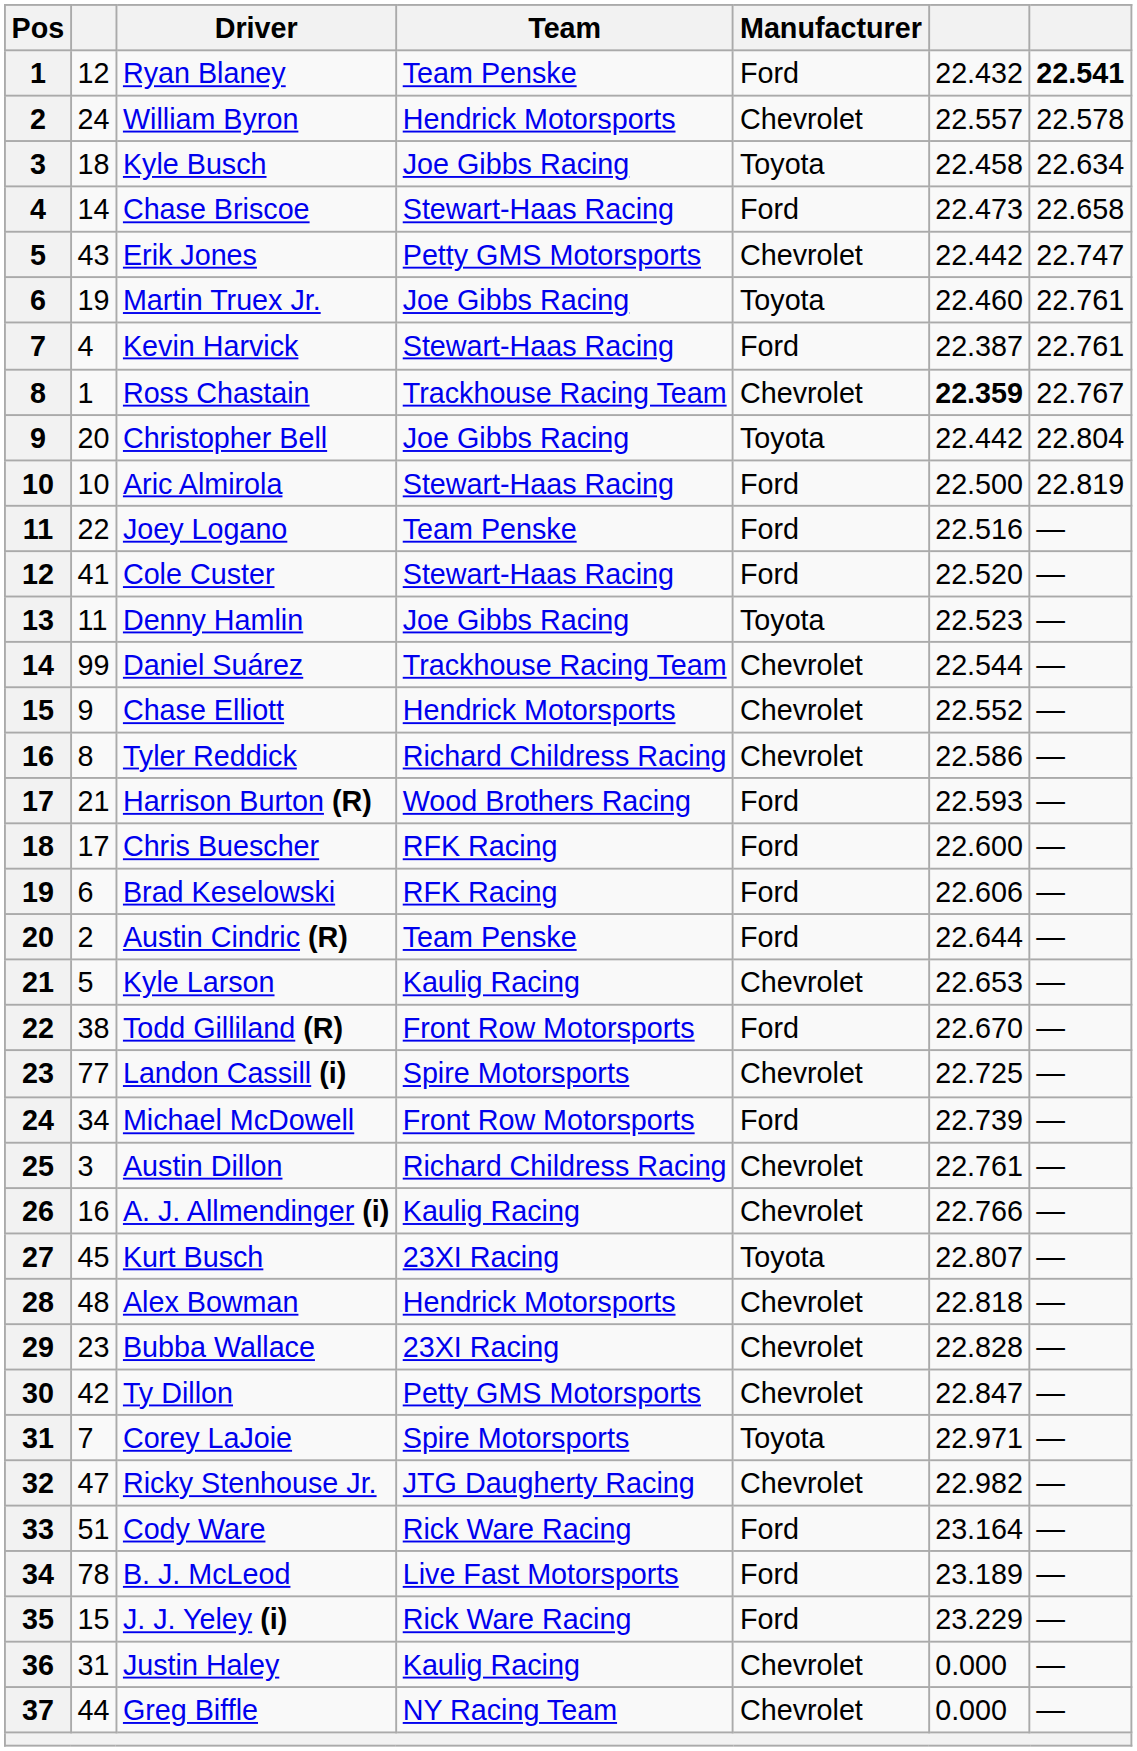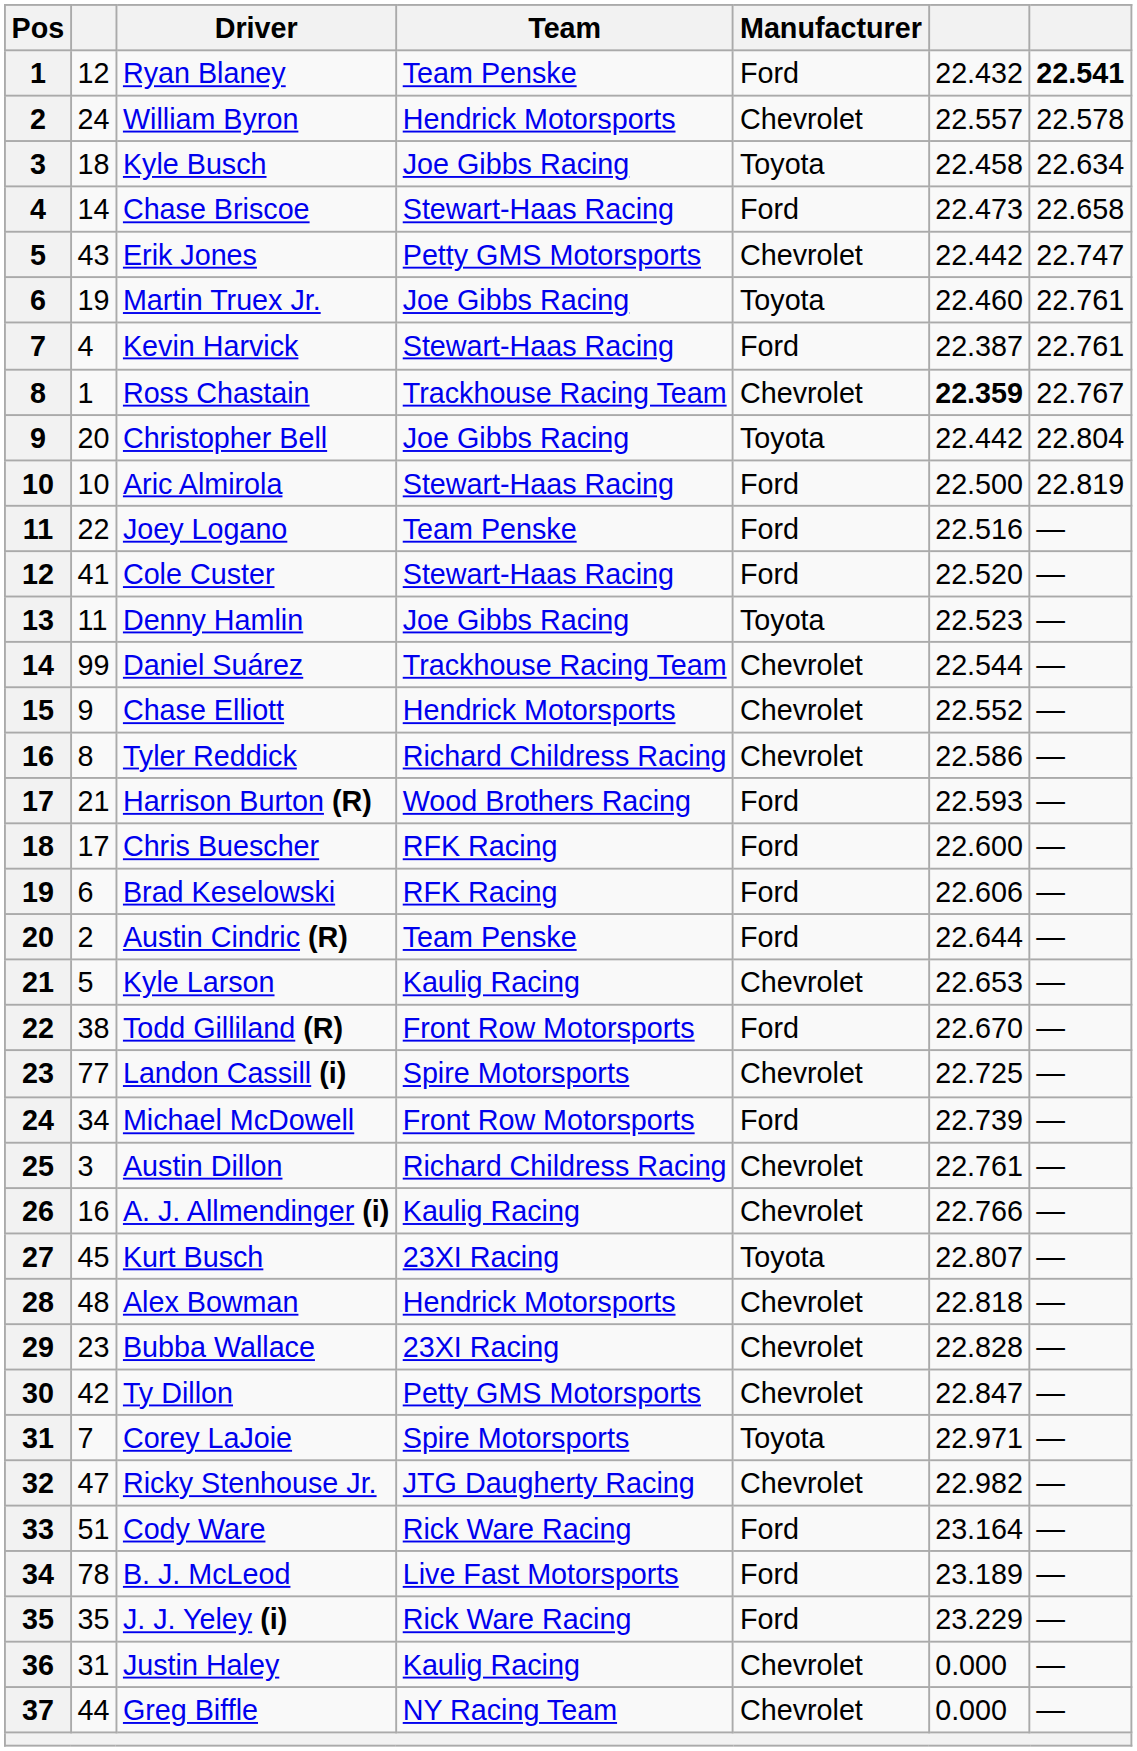(94, 1620) 15 -> (94, 1620) 35
